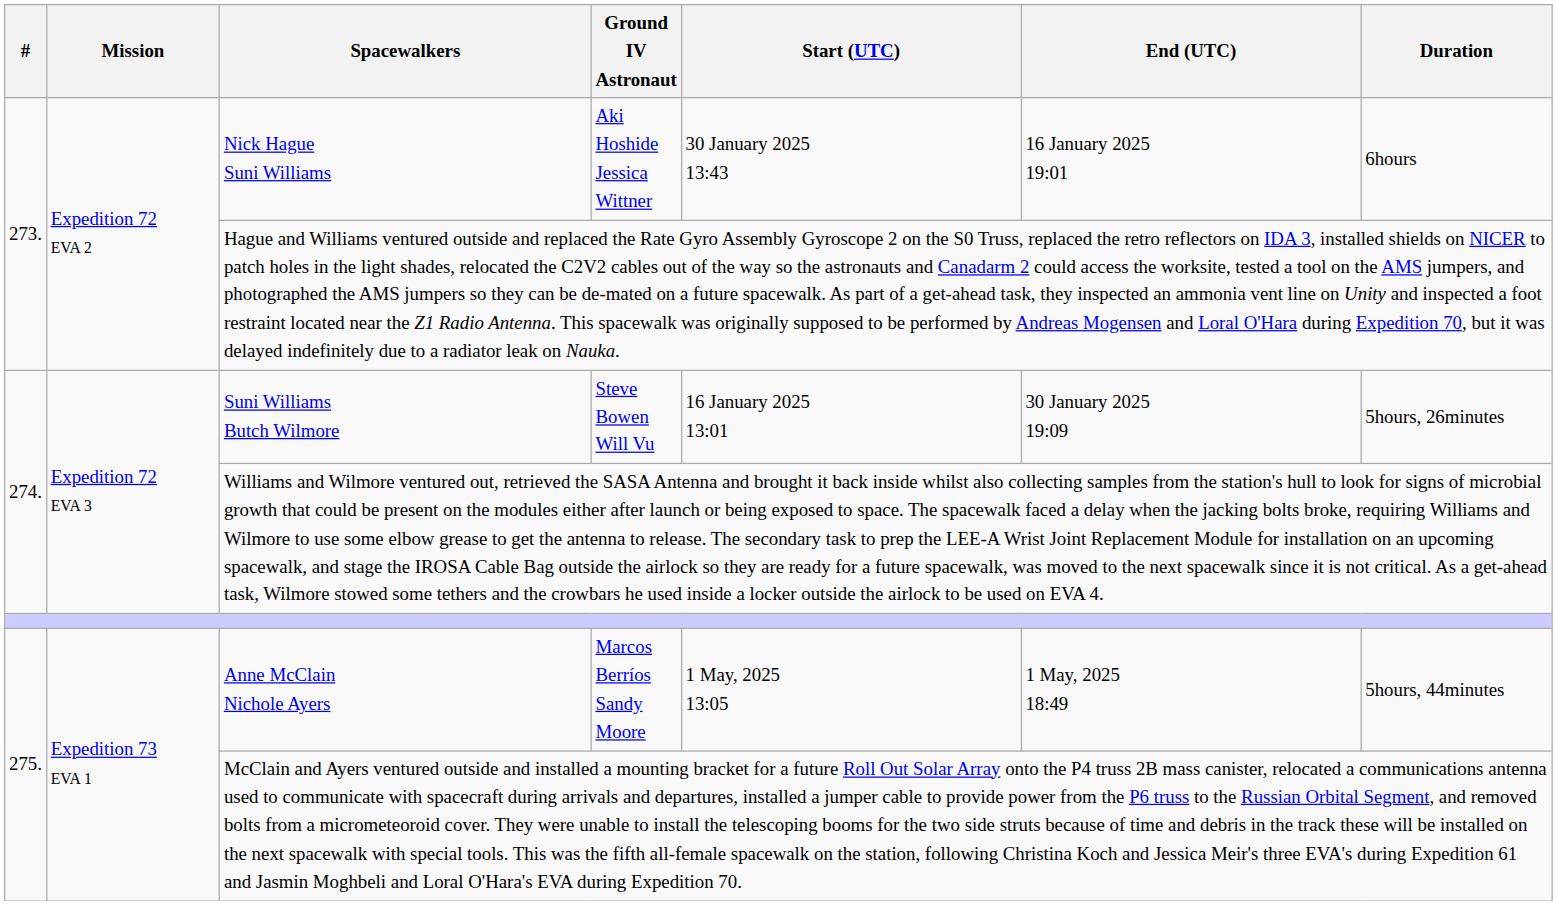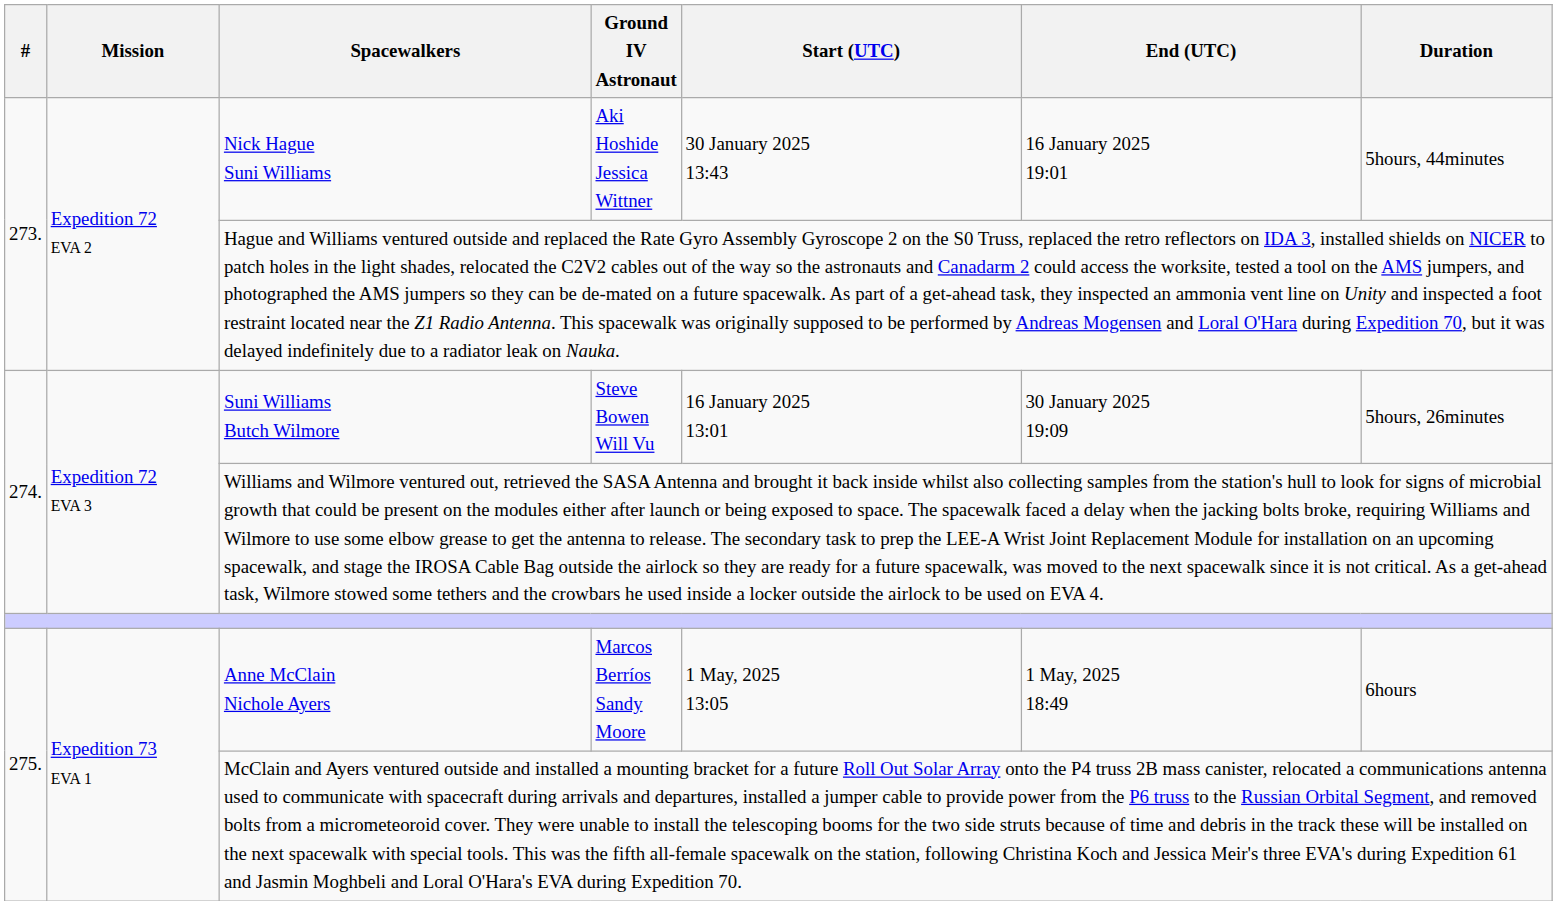(1391, 158) 6hours -> (1435, 158) 5hours, 44minutes
(1435, 689) 5hours, 44minutes -> (1391, 689) 6hours
